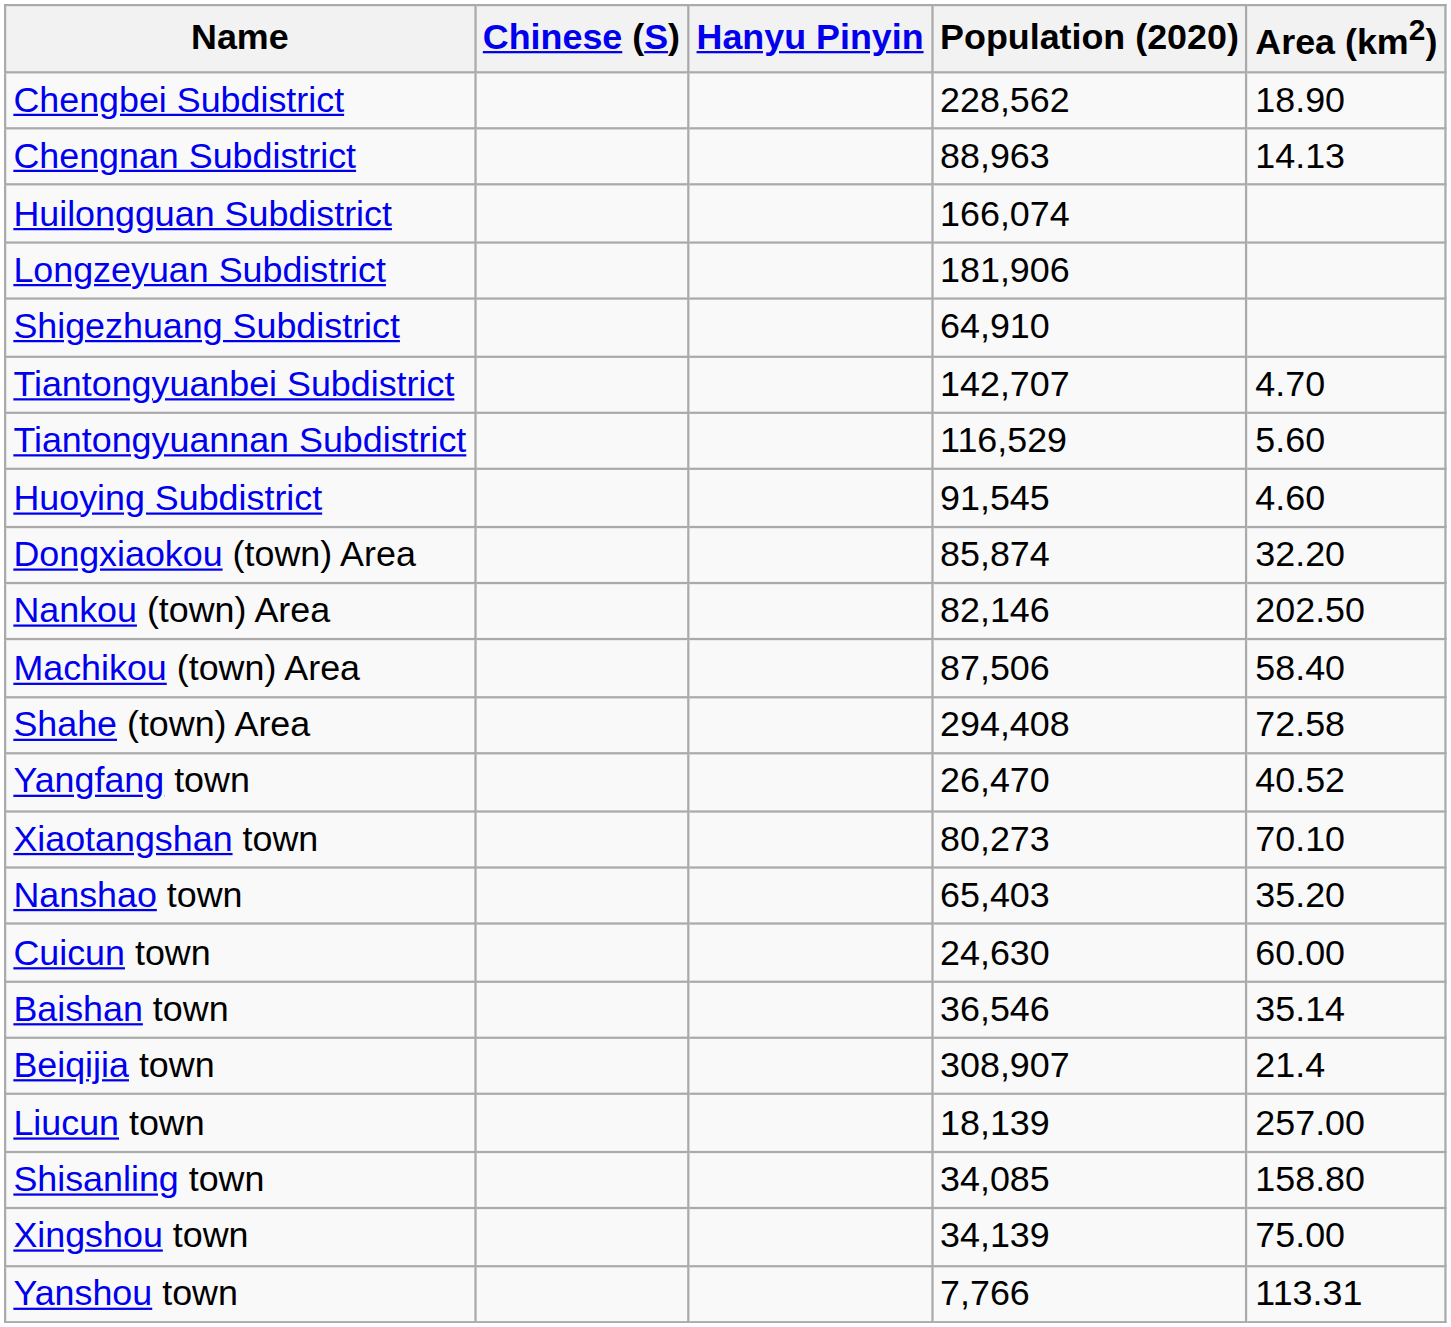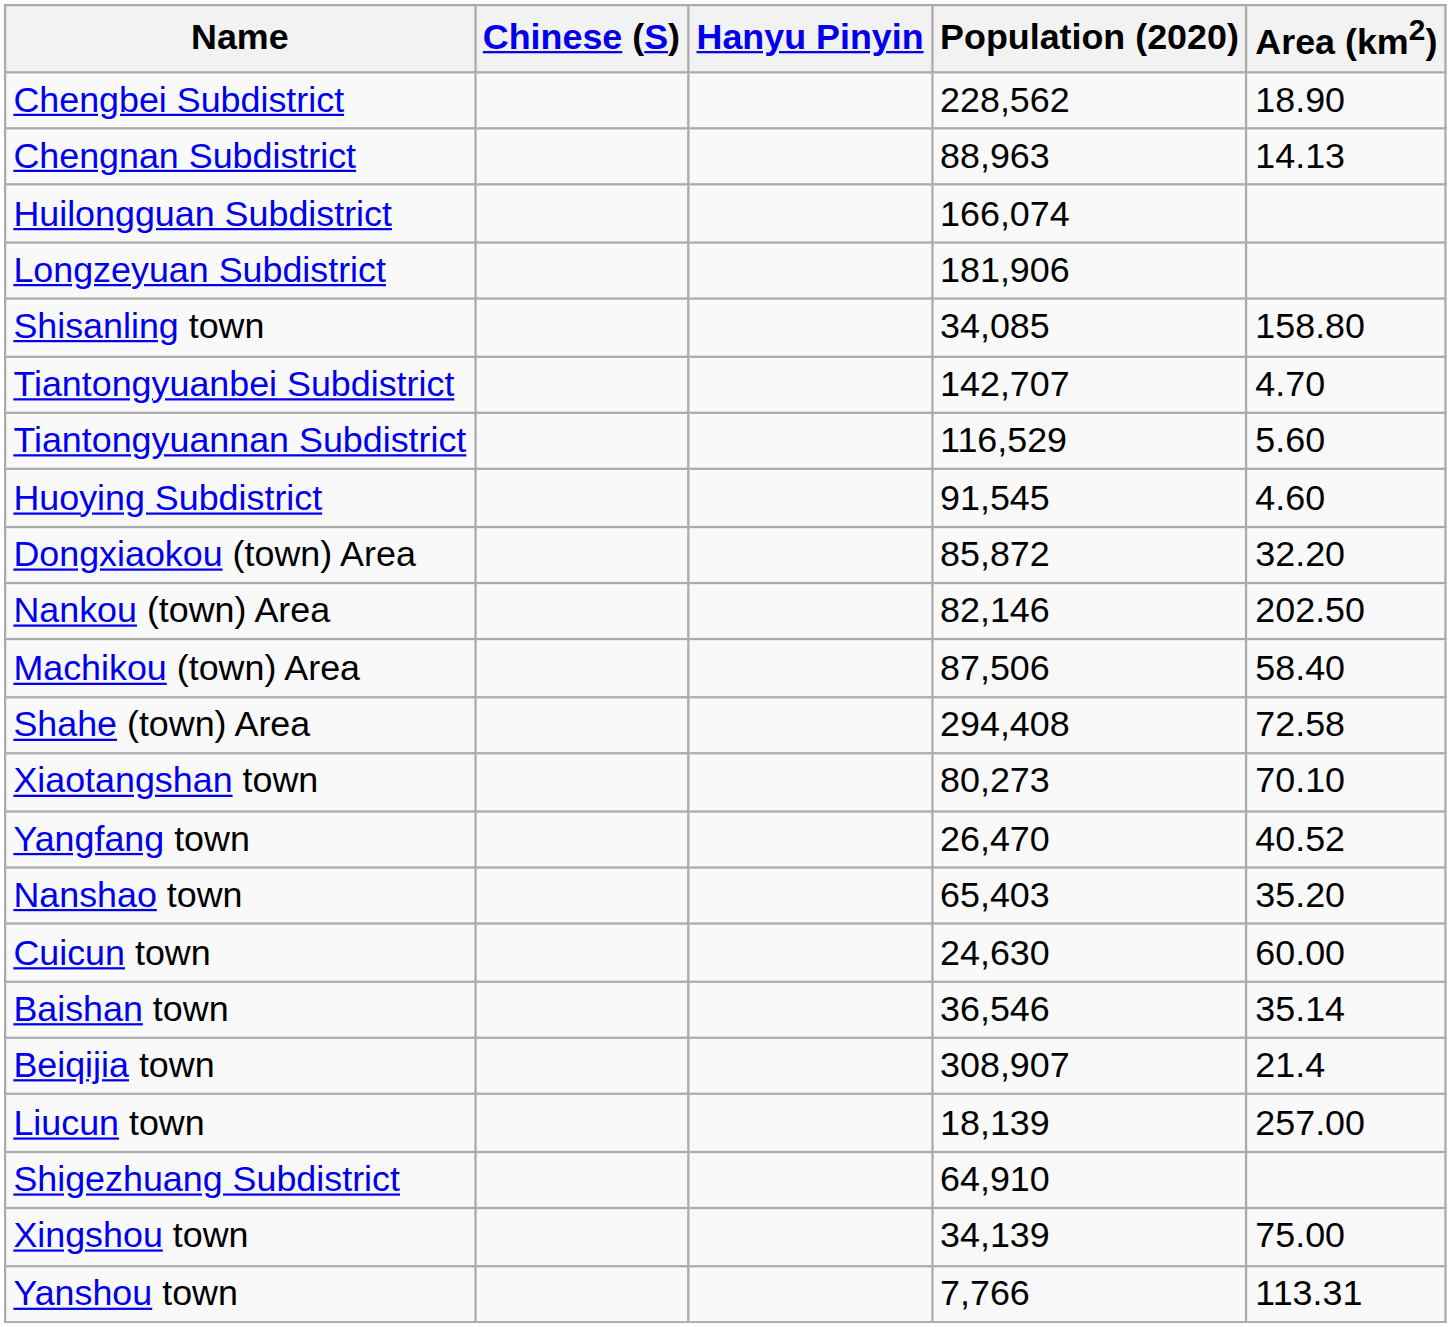rows swapped: (207, 326) <-> (139, 1179)
(995, 554) 85,874 -> (995, 554) 85,872
rows swapped: (132, 781) <-> (166, 838)
